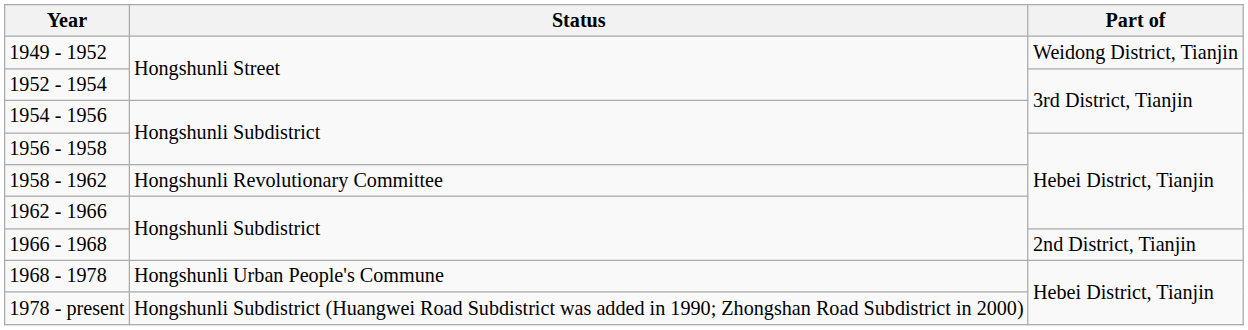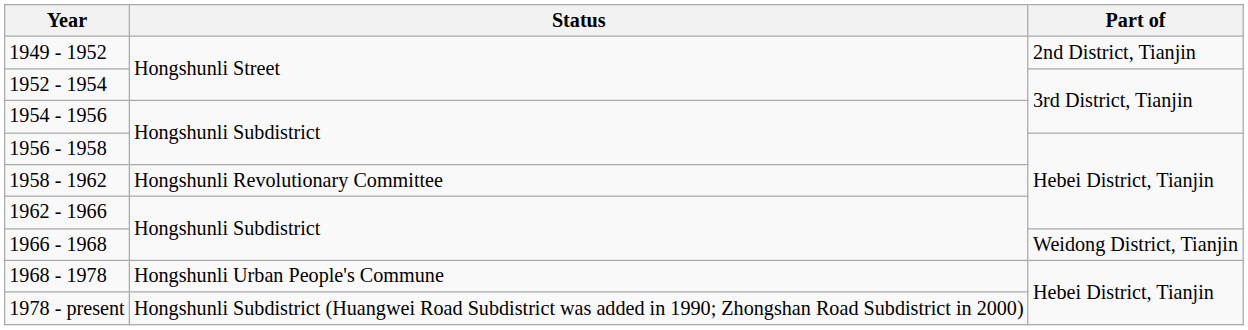(1135, 52) Weidong District, Tianjin -> (1114, 52) 2nd District, Tianjin
(1114, 244) 2nd District, Tianjin -> (1135, 244) Weidong District, Tianjin
